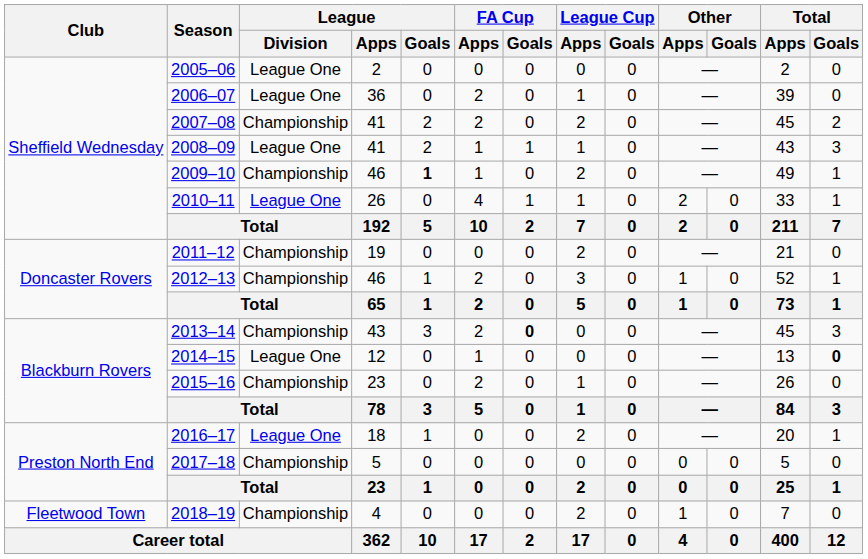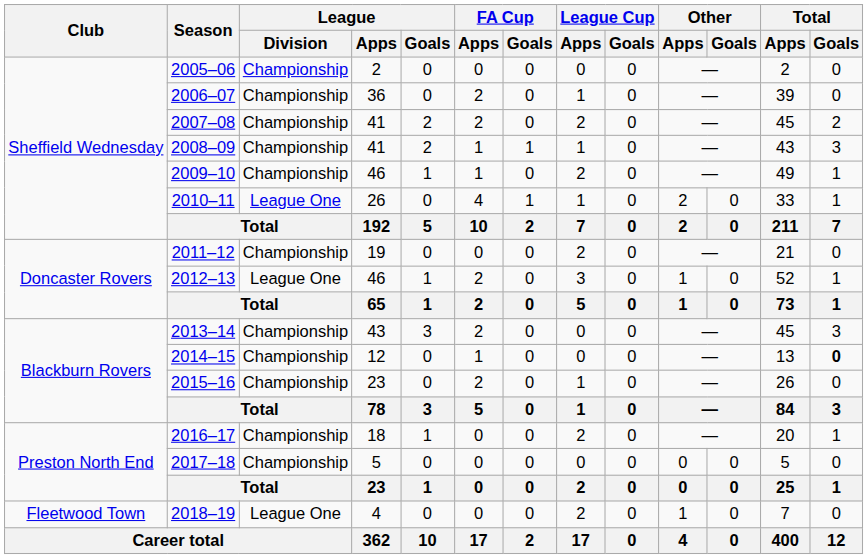(295, 69) League One -> (295, 69) Championship
(295, 95) League One -> (295, 95) Championship
(295, 148) League One -> (295, 148) Championship
(427, 174) bold -> (427, 174) normal
(295, 278) Championship -> (295, 278) League One
(530, 331) bold -> (530, 331) normal
(295, 357) League One -> (295, 357) Championship
(295, 435) League One -> (295, 435) Championship
(295, 514) Championship -> (295, 514) League One
